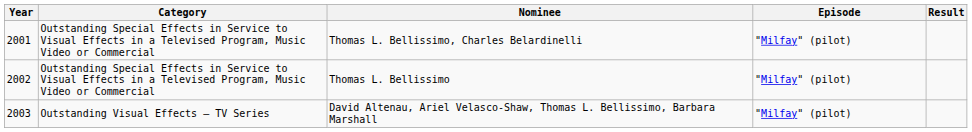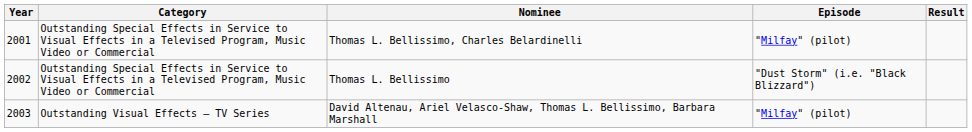(803, 80) "Milfay" (pilot) -> (830, 80) "Dust Storm" (i.e. "Black Blizzard")
